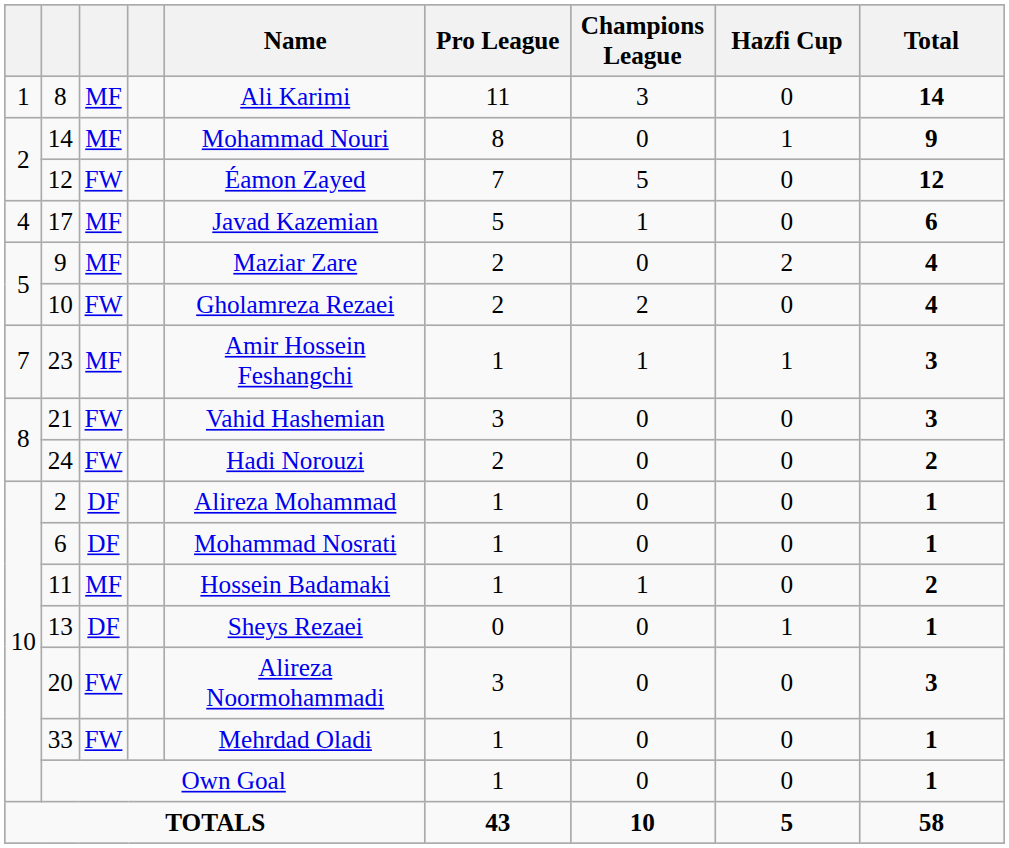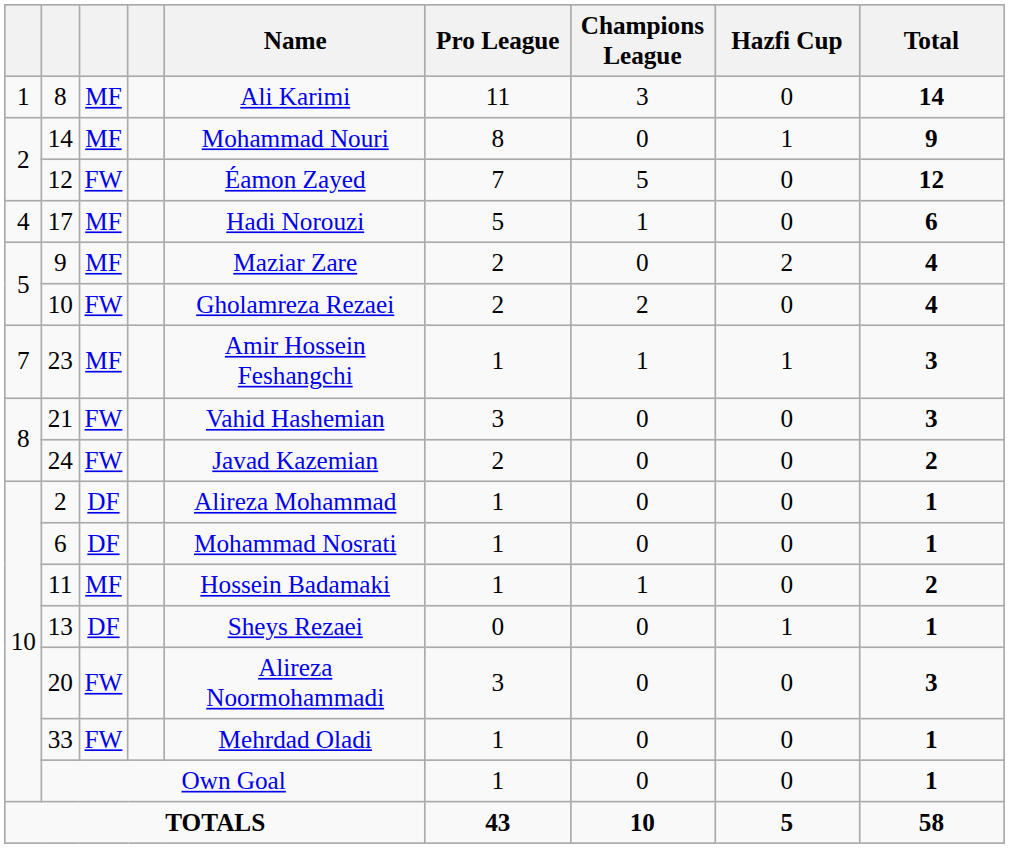(295, 221) Javad Kazemian -> (295, 221) Hadi Norouzi
(295, 459) Hadi Norouzi -> (295, 459) Javad Kazemian
